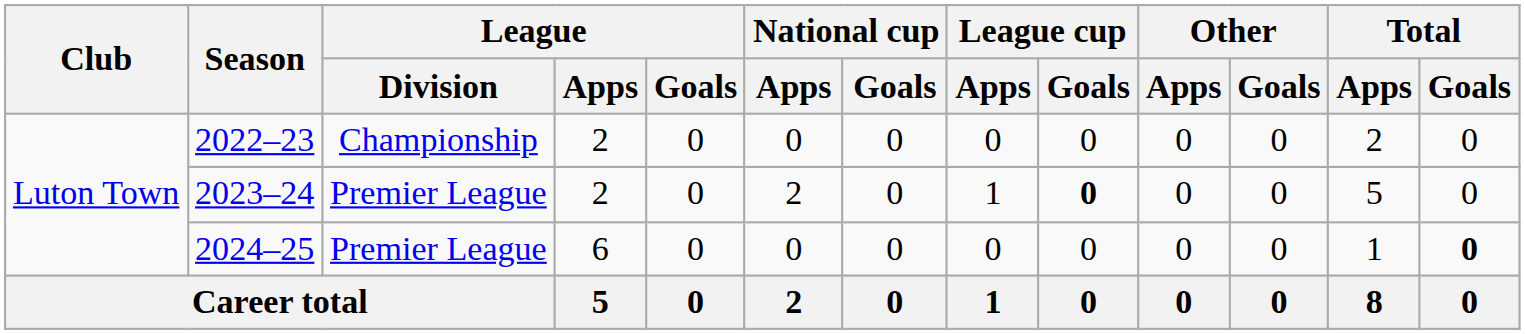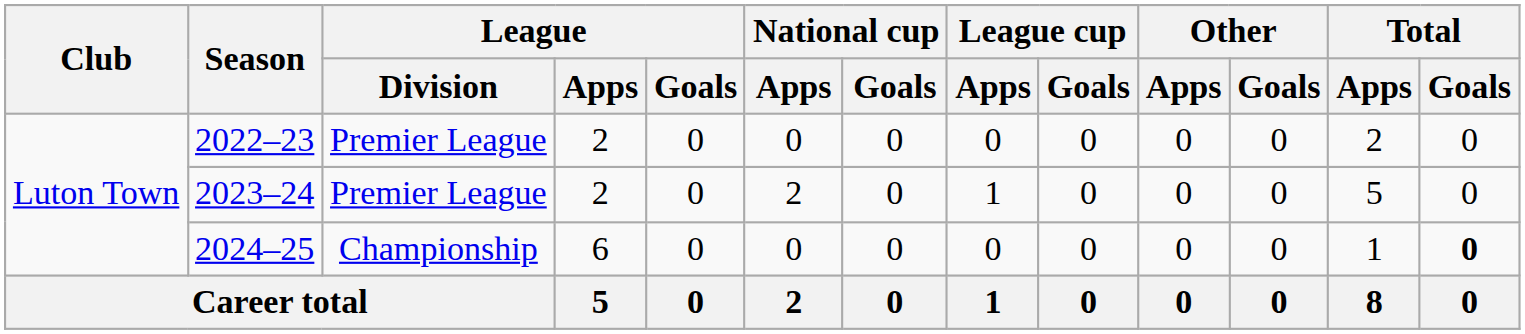(438, 139) Championship -> (438, 139) Premier League
(1088, 193) bold -> (1088, 193) normal
(438, 247) Premier League -> (438, 247) Championship
